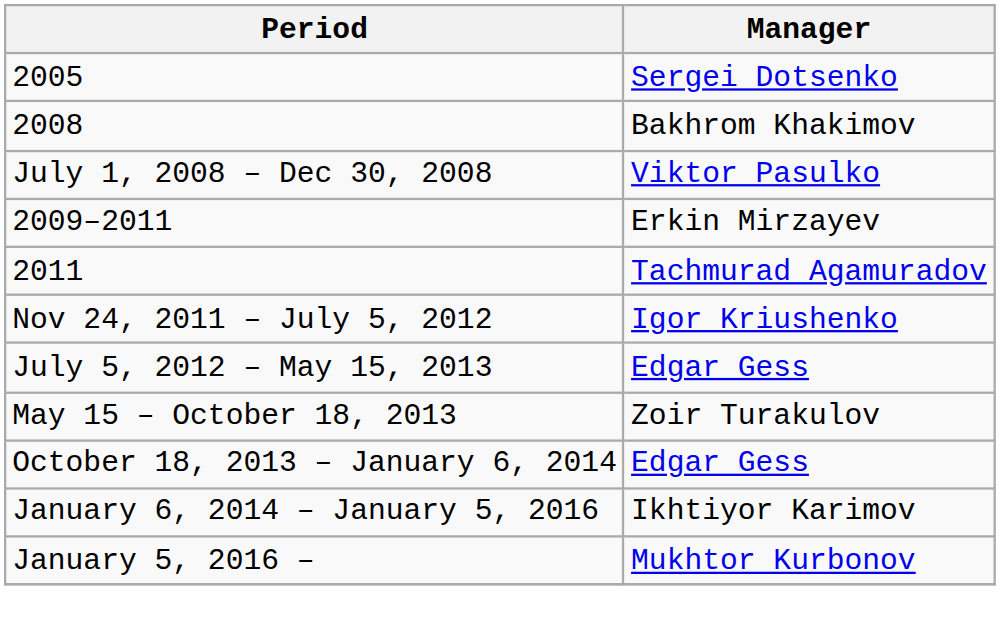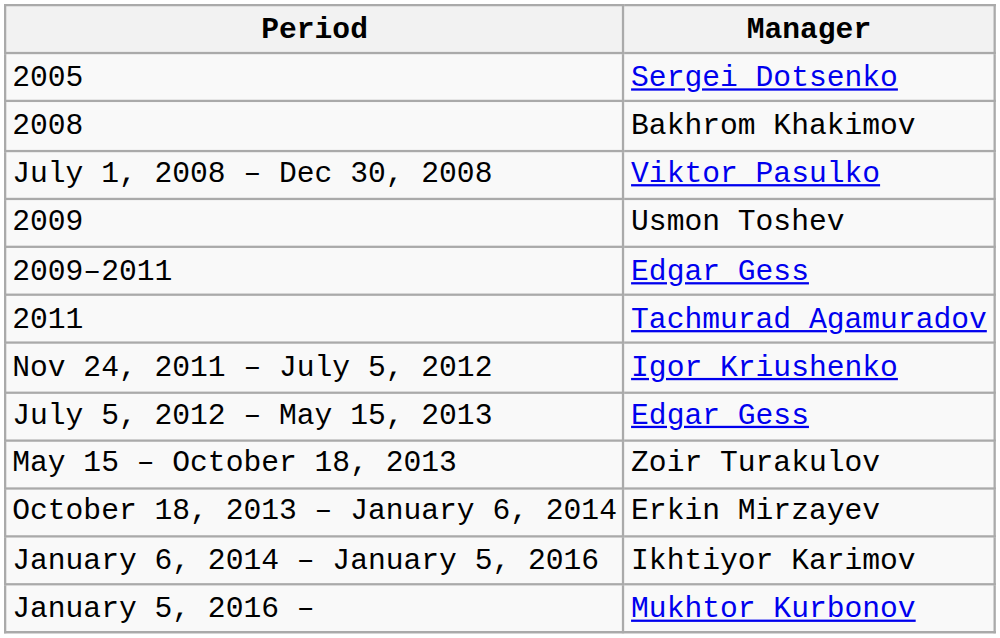+ row: (48, 223)
(756, 223) Erkin Mirzayev -> (720, 271) Edgar Gess
(720, 464) Edgar Gess -> (756, 512) Erkin Mirzayev
